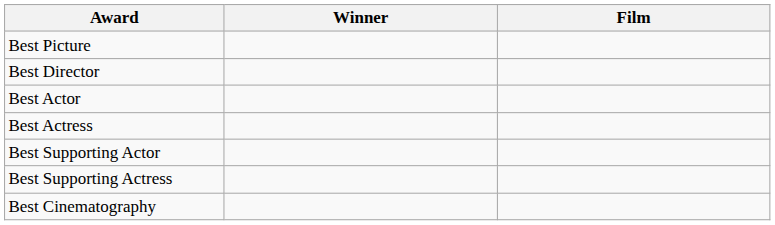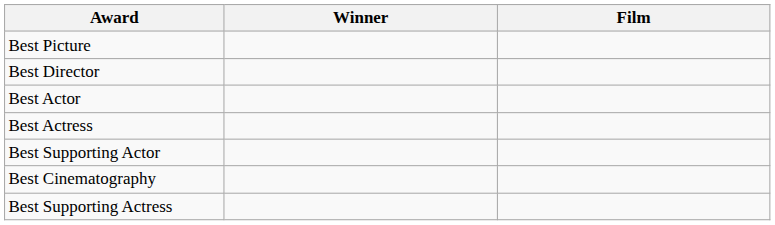rows swapped: (90, 179) <-> (82, 206)
